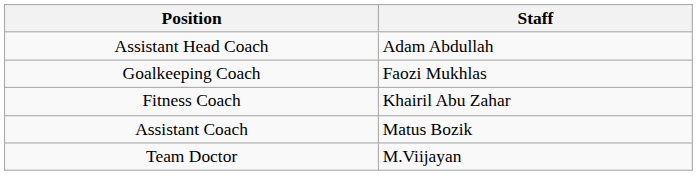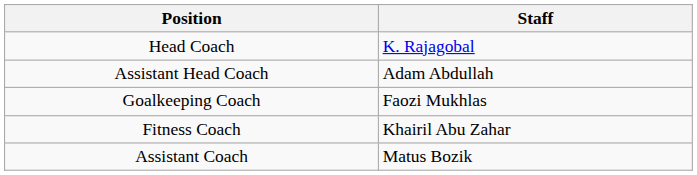+ row: (192, 45)
- row: (192, 156)
